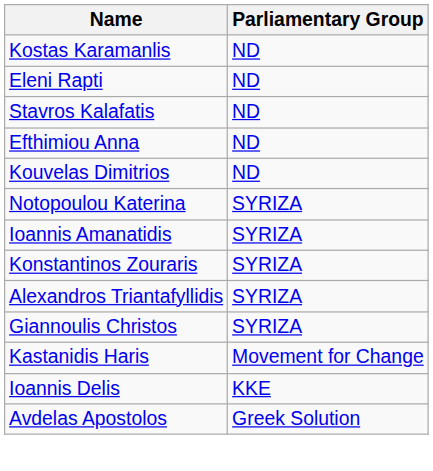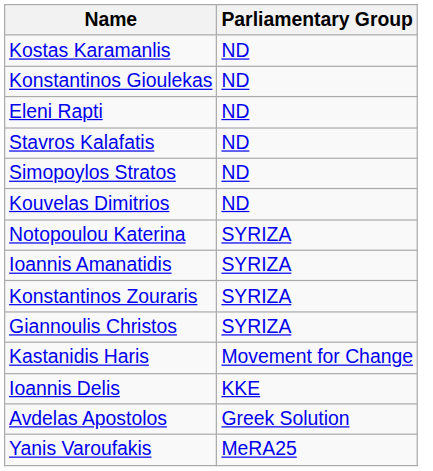+ row: (111, 81)
+ row: (92, 173)
- row: (74, 142)
- row: (116, 296)
+ row: (80, 449)
